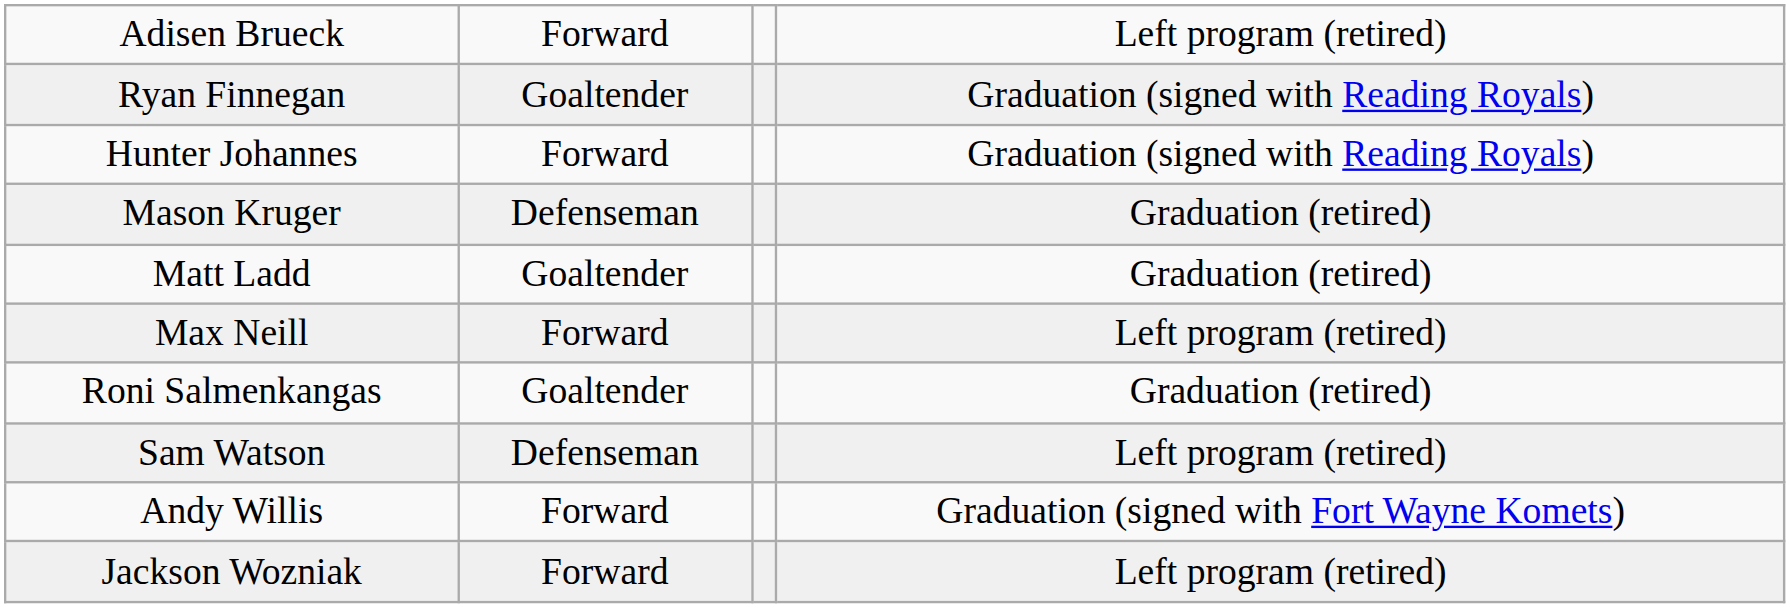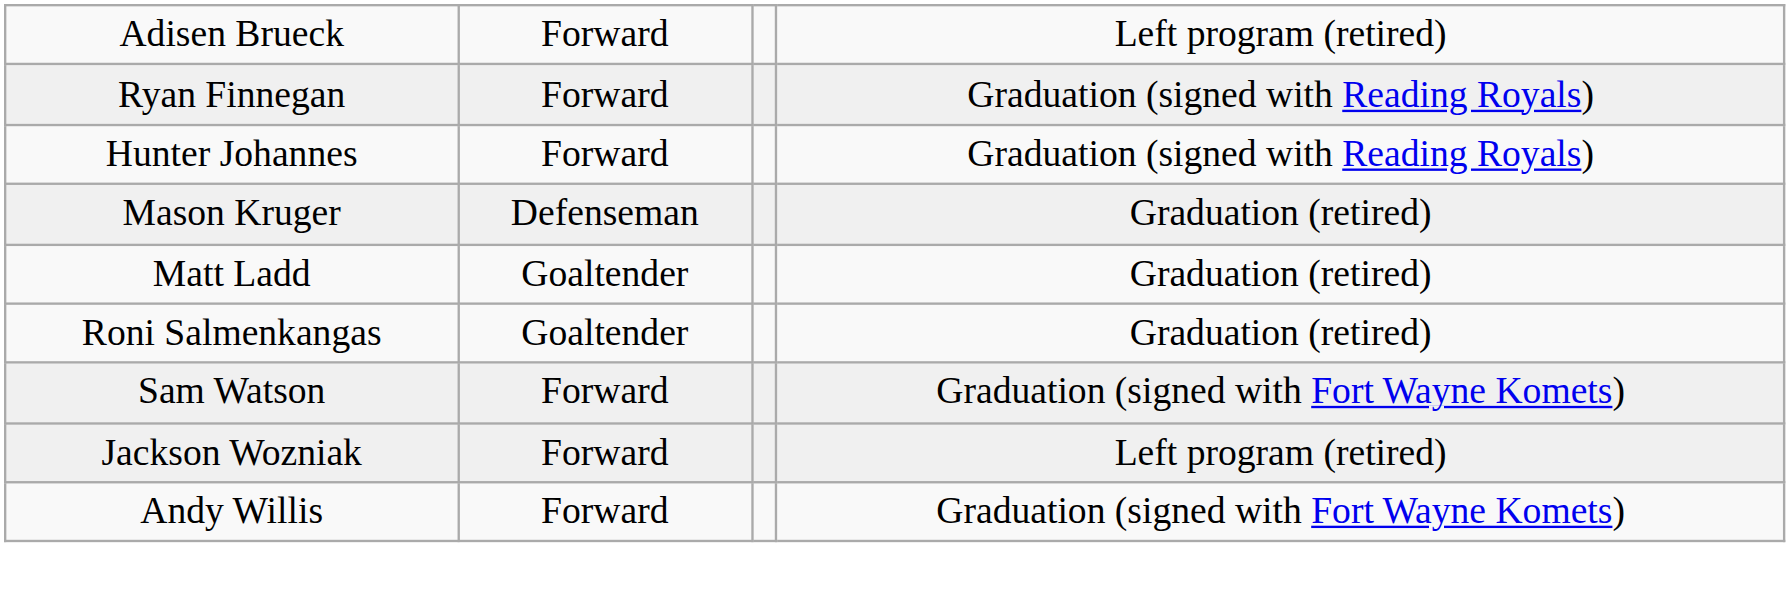(605, 93) Goaltender -> (605, 93) Forward
- row: (232, 332)
(605, 451) Defenseman -> (605, 392) Forward
(1281, 451) Left program (retired) -> (1281, 392) Graduation (signed with Fort Wayne Komets)
rows swapped: (232, 511) <-> (232, 570)
